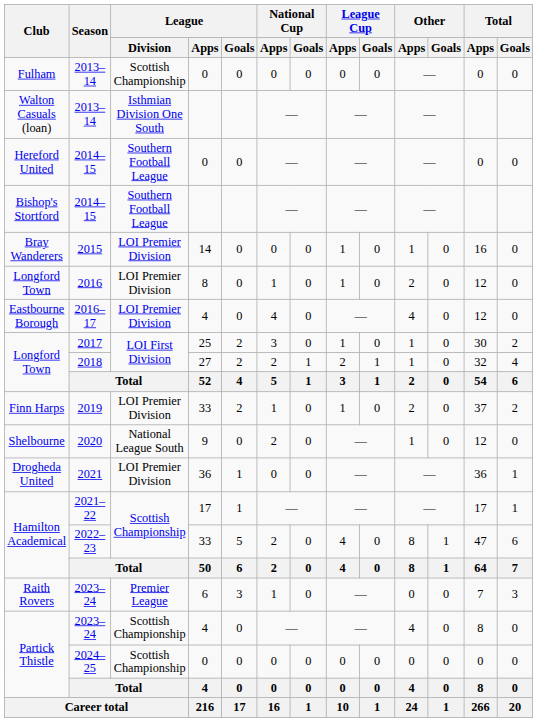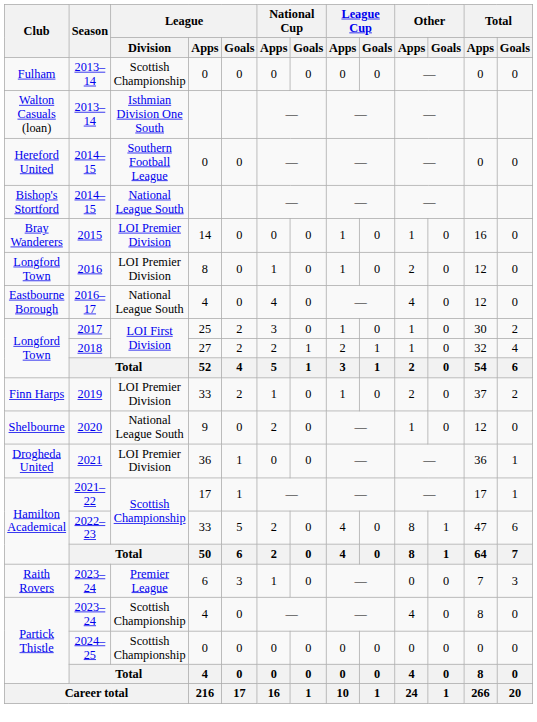(150, 208) Southern Football League -> (150, 202) National League South
(150, 316) LOI Premier Division -> (150, 302) National League South
